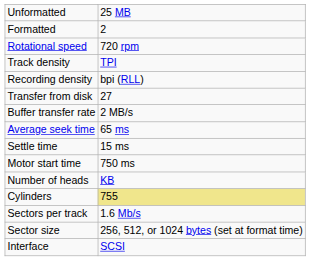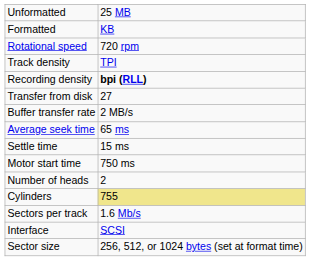(103, 29) 2 -> (107, 29) KB
(122, 79) normal -> (123, 79) bold
(107, 180) KB -> (103, 180) 2
rows swapped: (34, 230) <-> (28, 247)
